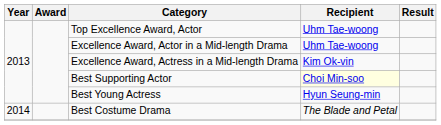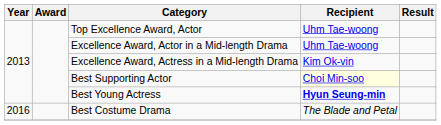(342, 95) normal -> (344, 95) bold
(18, 111) 2014 -> (18, 111) 2016
